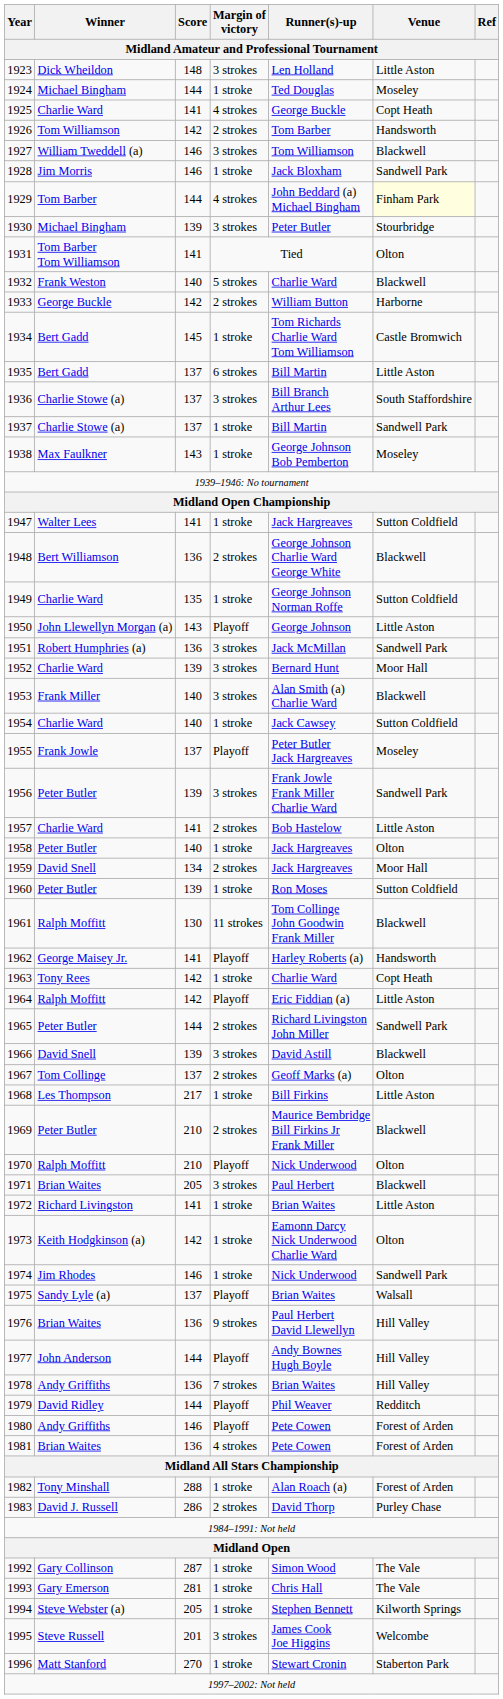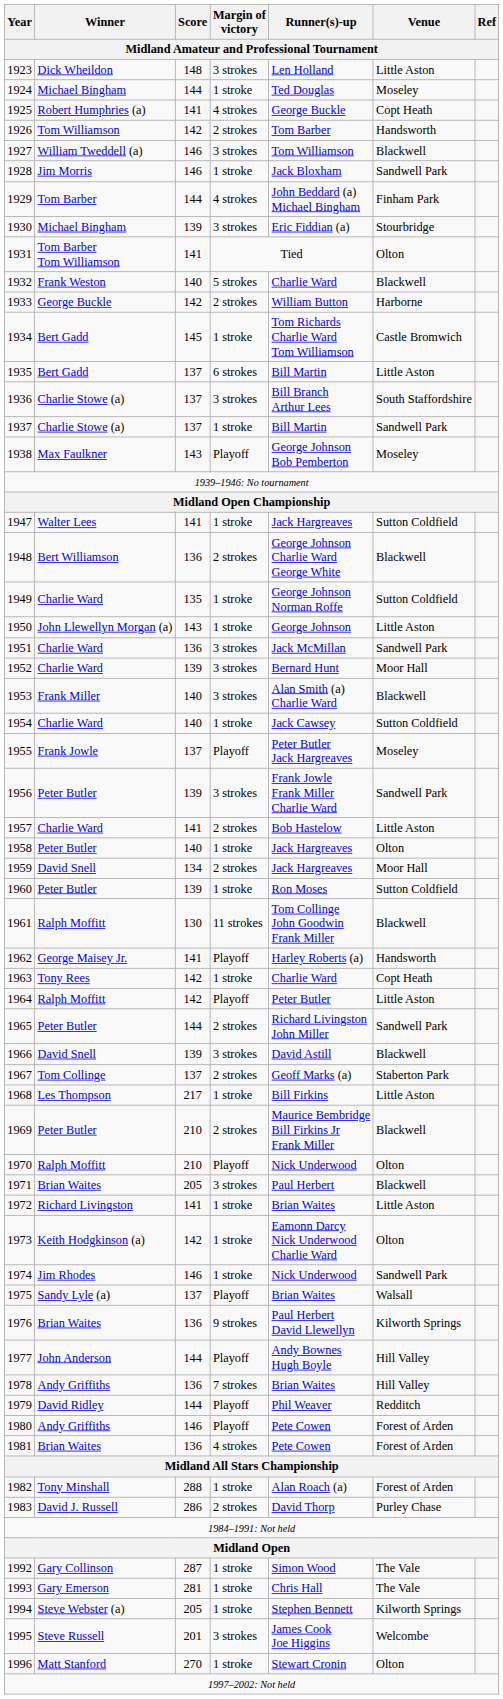(70, 110) Charlie Ward -> (92, 110) Robert Humphries (a)
(408, 199) lightyellow background -> (408, 199) no background
(301, 226) Peter Butler -> (311, 226) Eric Fiddian (a)
(233, 454) 1 stroke -> (231, 454) Playoff
(231, 627) Playoff -> (233, 627) 1 stroke
(92, 647) Robert Humphries (a) -> (70, 647) Charlie Ward
(311, 999) Eric Fiddian (a) -> (301, 999) Peter Butler
(390, 1074) Olton -> (412, 1074) Staberton Park
(403, 1323) Hill Valley -> (419, 1323) Kilworth Springs
(412, 1663) Staberton Park -> (390, 1663) Olton
